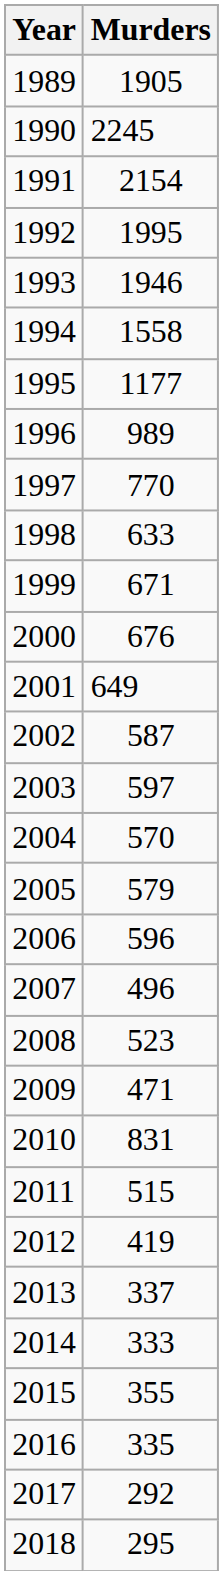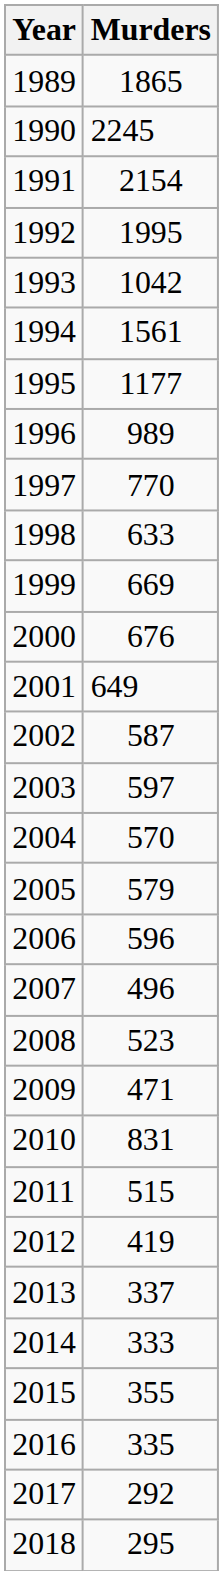(151, 80) 1905 -> (151, 80) 1865
(151, 282) 1946 -> (151, 282) 1042
(151, 332) 1558 -> (151, 332) 1561
(151, 585) 671 -> (151, 585) 669
